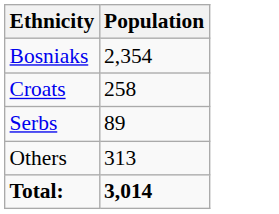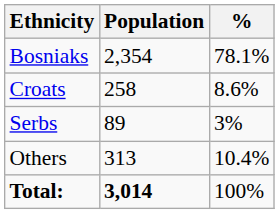+ column: (242, 21)
